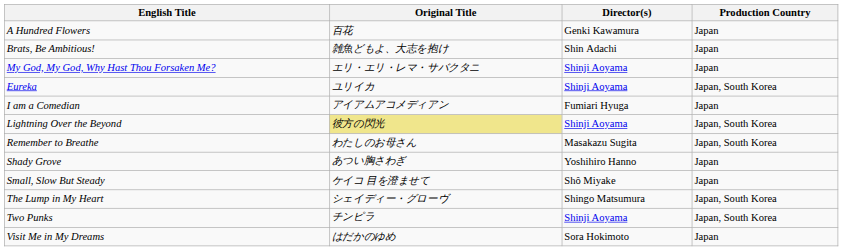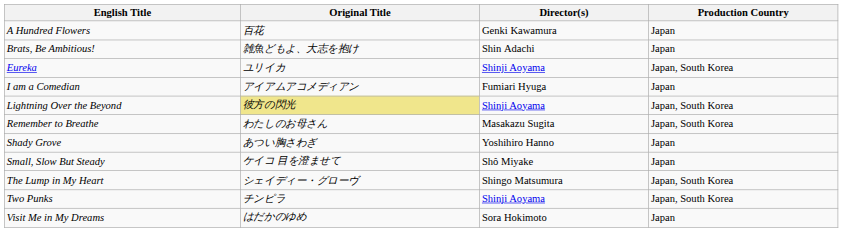- row: (111, 68)
